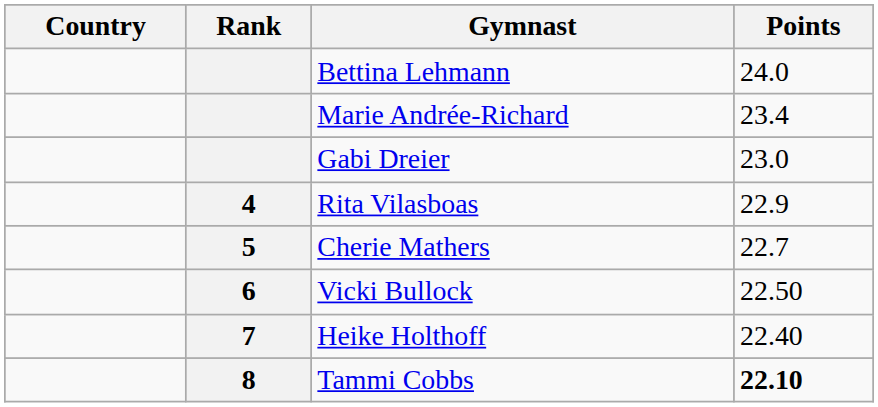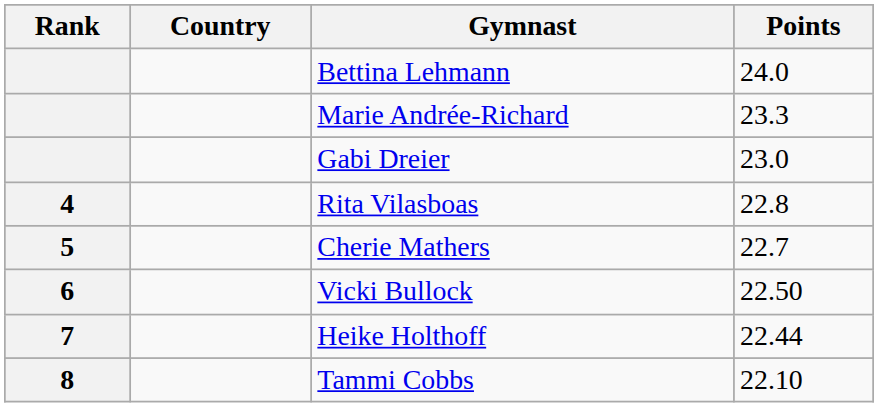columns swapped: (249, 26) <-> (96, 26)
(764, 114) 23.4 -> (764, 114) 23.3
(764, 203) 22.9 -> (764, 203) 22.8
(771, 335) 22.40 -> (771, 335) 22.44
(771, 379) bold -> (771, 379) normal
